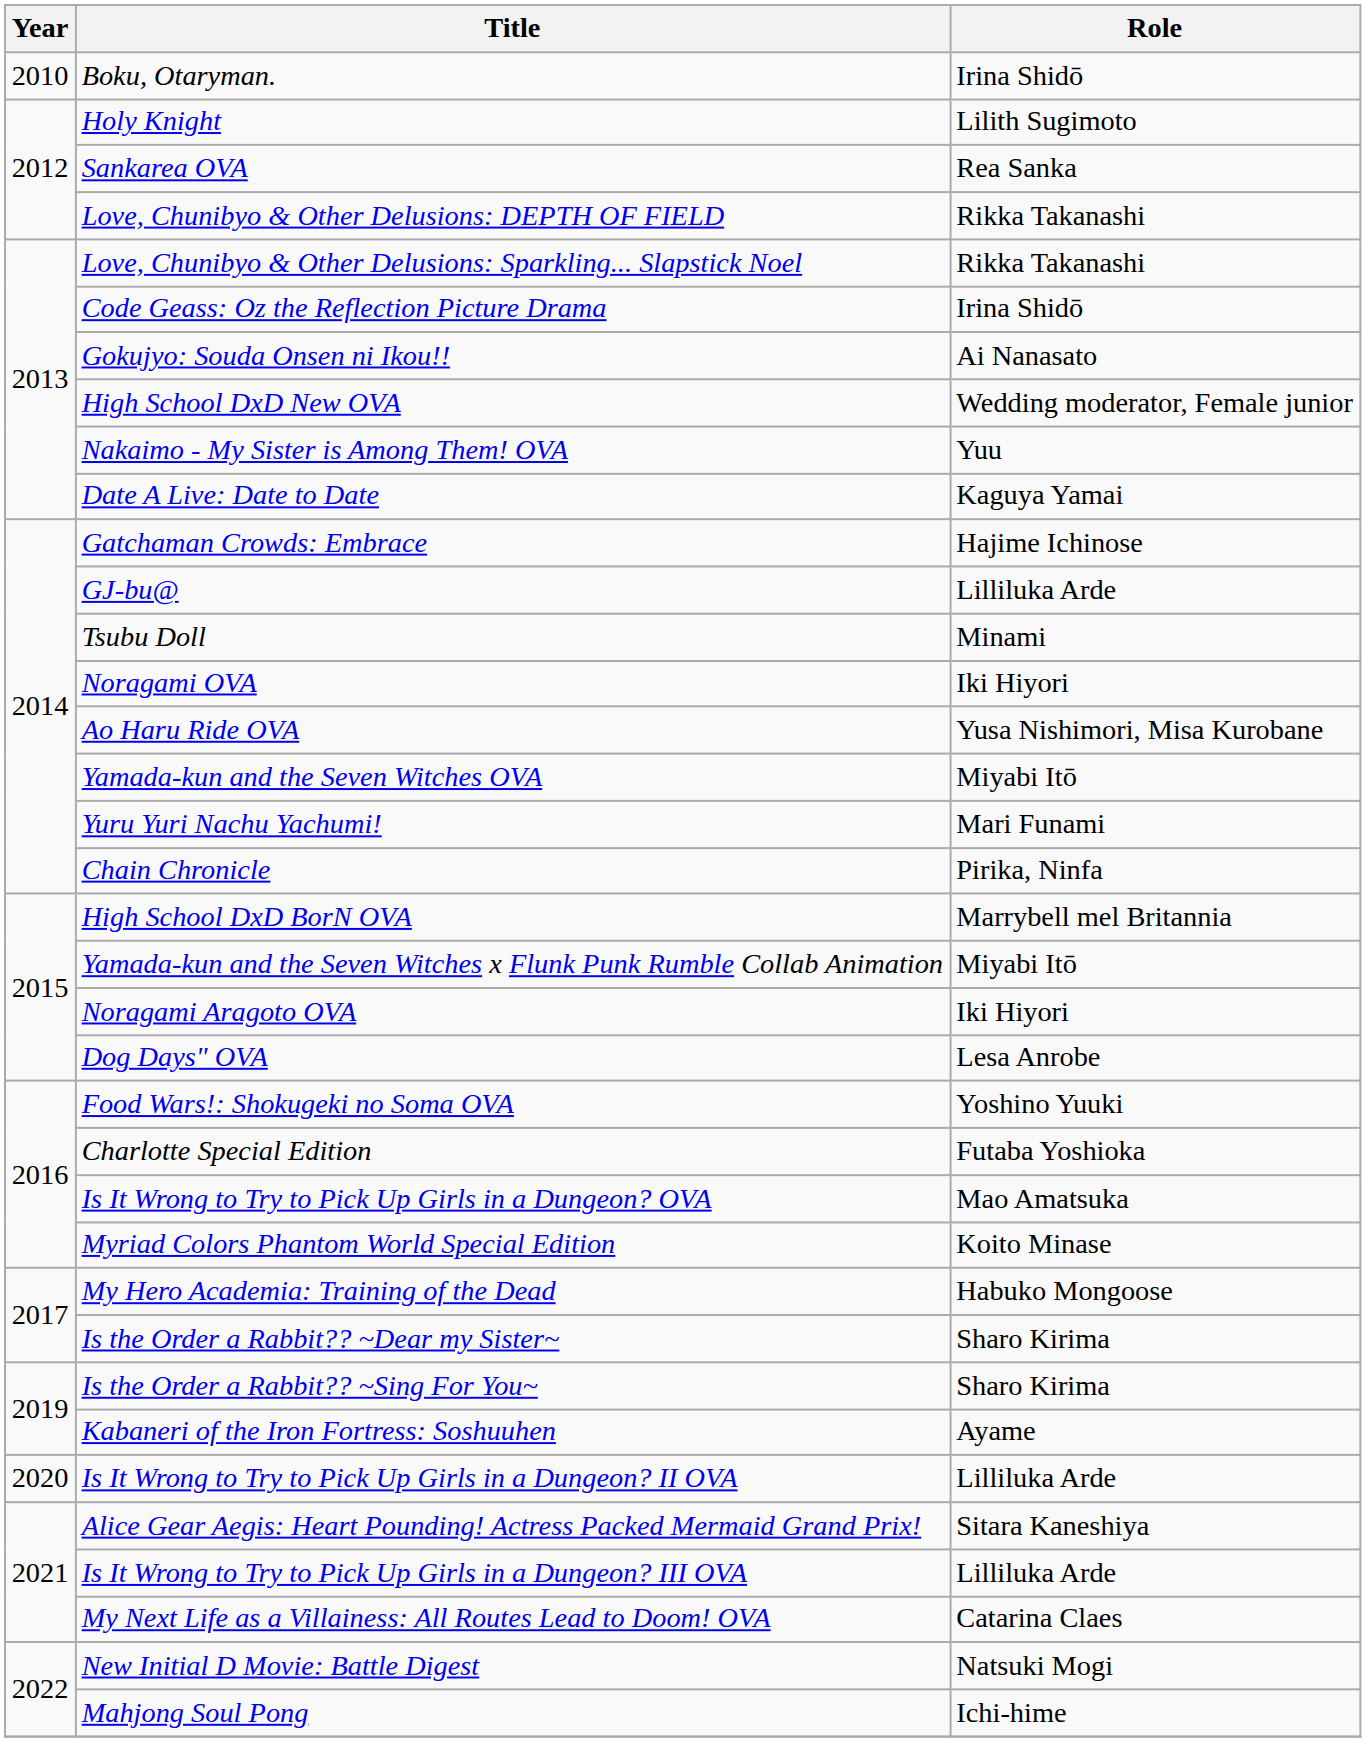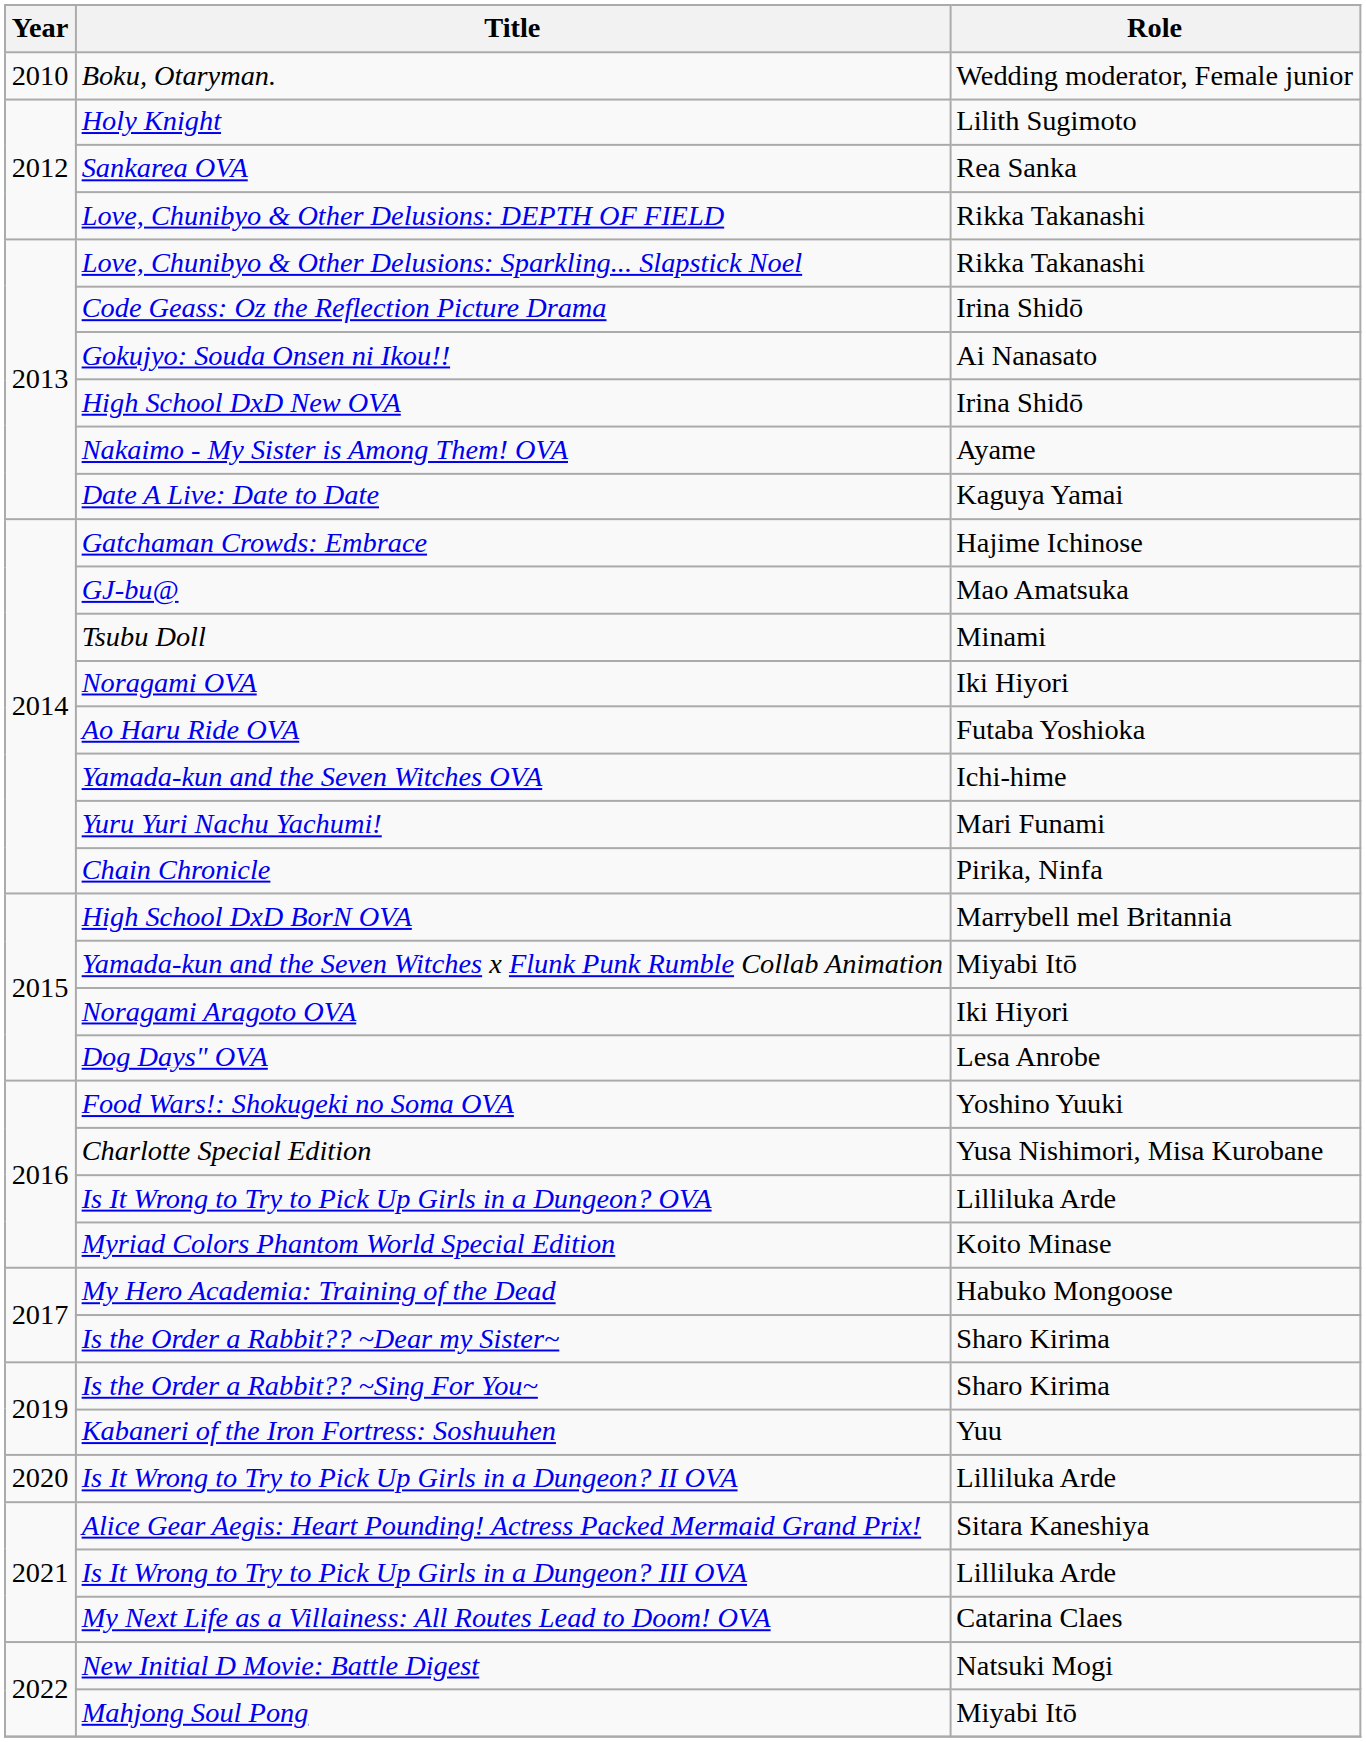(1020, 75) Irina Shidō -> (1155, 75) Wedding moderator, Female junior
(1155, 402) Wedding moderator, Female junior -> (1020, 402) Irina Shidō
(979, 449) Yuu -> (996, 449) Ayame
(1036, 589) Lilliluka Arde -> (1043, 589) Mao Amatsuka
(1140, 730) Yusa Nishimori, Misa Kurobane -> (1051, 730) Futaba Yoshioka
(1017, 776) Miyabi Itō -> (1011, 776) Ichi-hime
(1051, 1151) Futaba Yoshioka -> (1140, 1151) Yusa Nishimori, Misa Kurobane
(1043, 1197) Mao Amatsuka -> (1036, 1197) Lilliluka Arde
(996, 1431) Ayame -> (979, 1431) Yuu
(1011, 1712) Ichi-hime -> (1017, 1712) Miyabi Itō
